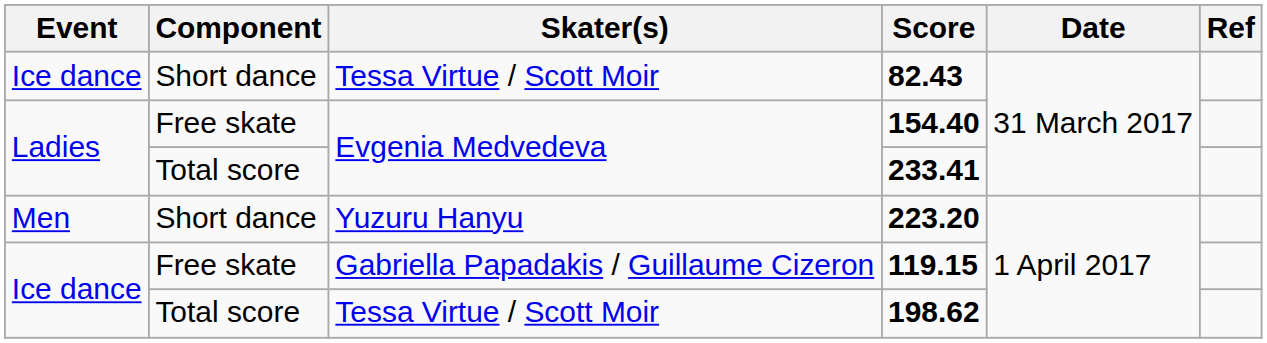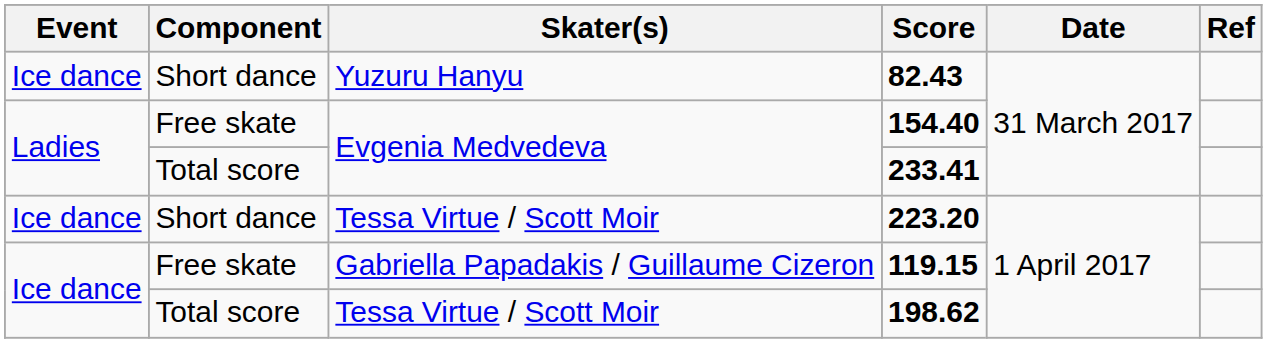(497, 75) Tessa Virtue / Scott Moir -> (429, 75) Yuzuru Hanyu
(41, 218) Men -> (77, 218) Ice dance
(429, 218) Yuzuru Hanyu -> (497, 218) Tessa Virtue / Scott Moir
